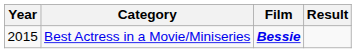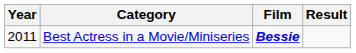(23, 36) 2015 -> (22, 36) 2011
